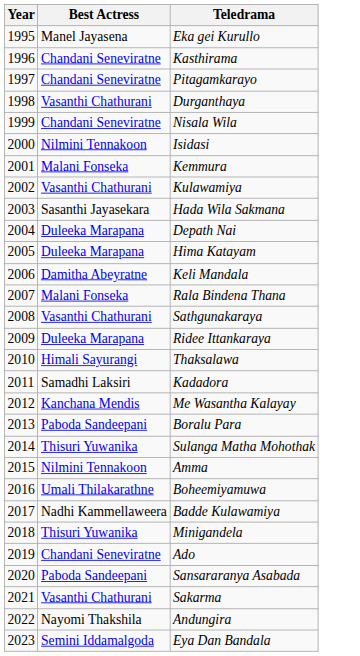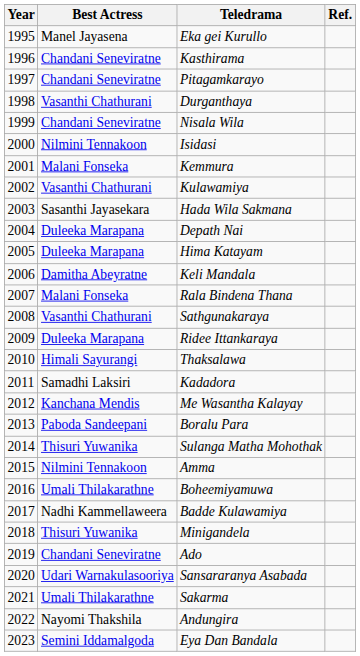+ column: (340, 15)
(94, 576) Paboda Sandeepani -> (107, 576) Udari Warnakulasooriya
(96, 597) Vasanthi Chathurani -> (97, 597) Umali Thilakarathne
